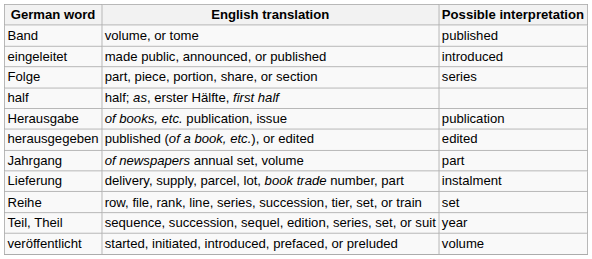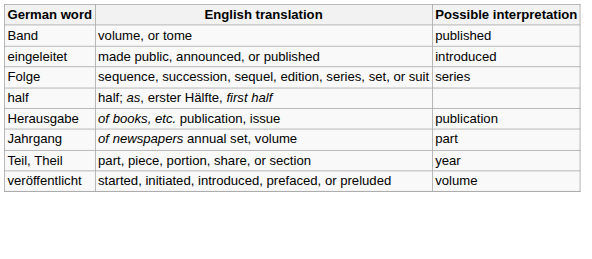(211, 77) part, piece, portion, share, or section -> (264, 77) sequence, succession, sequel, edition, series, set, or suit
- row: (53, 139)
- row: (35, 181)
- row: (25, 202)
(270, 222) sequence, succession, sequel, edition, series, set, or suit -> (205, 160) part, piece, portion, share, or section
